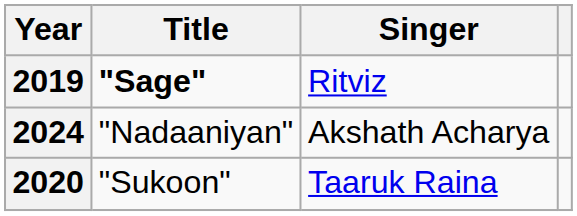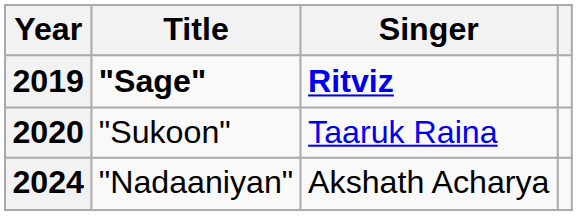(347, 81) normal -> (351, 81) bold
rows swapped: (48, 183) <-> (48, 132)
